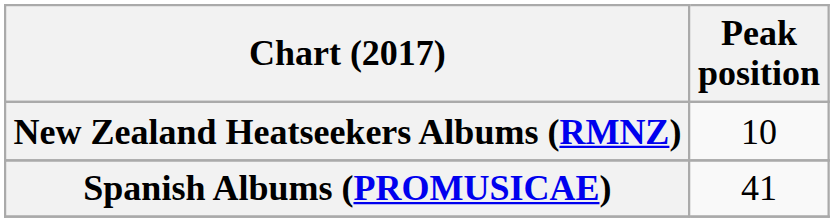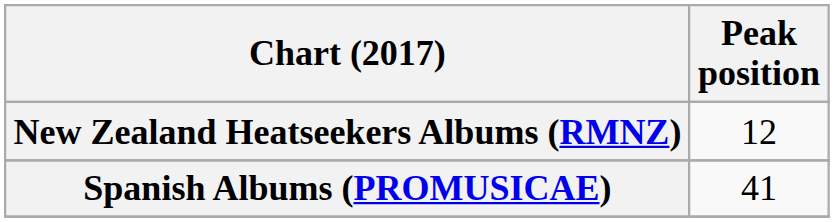(759, 130) 10 -> (759, 130) 12
